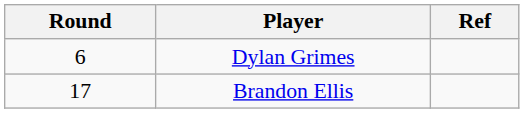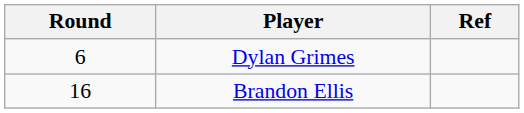(80, 90) 17 -> (80, 90) 16
